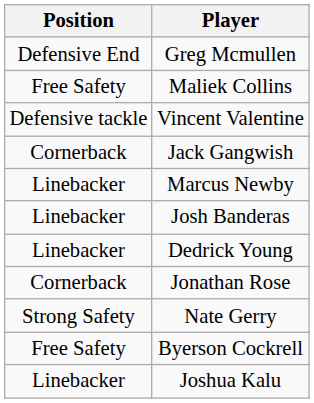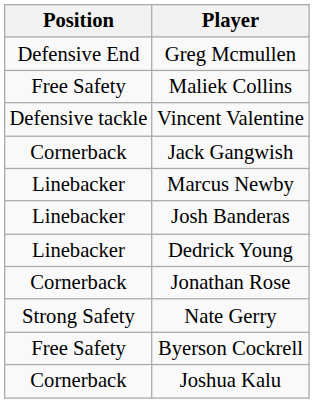(78, 380) Linebacker -> (78, 380) Cornerback
